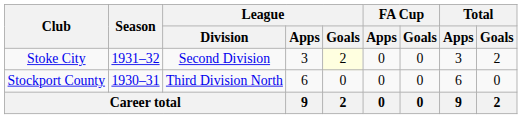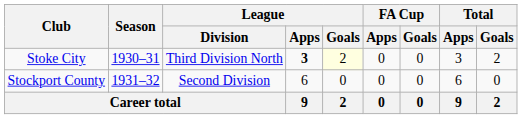(135, 59) 1931–32 -> (135, 59) 1930–31
(224, 59) Second Division -> (224, 59) Third Division North
(305, 59) normal -> (305, 59) bold
(135, 80) 1930–31 -> (135, 80) 1931–32
(224, 80) Third Division North -> (224, 80) Second Division
